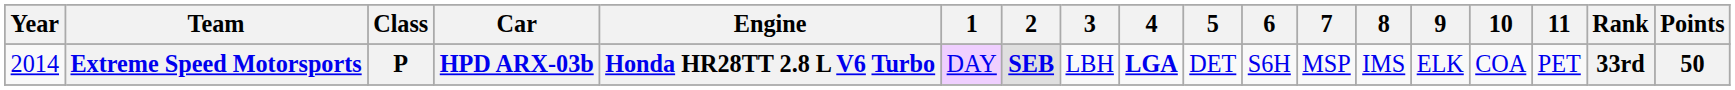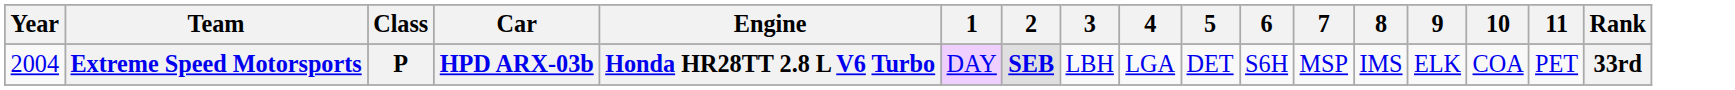- column: (1692, 24)
(35, 64) 2014 -> (35, 64) 2004
(1152, 64) bold -> (1150, 64) normal
